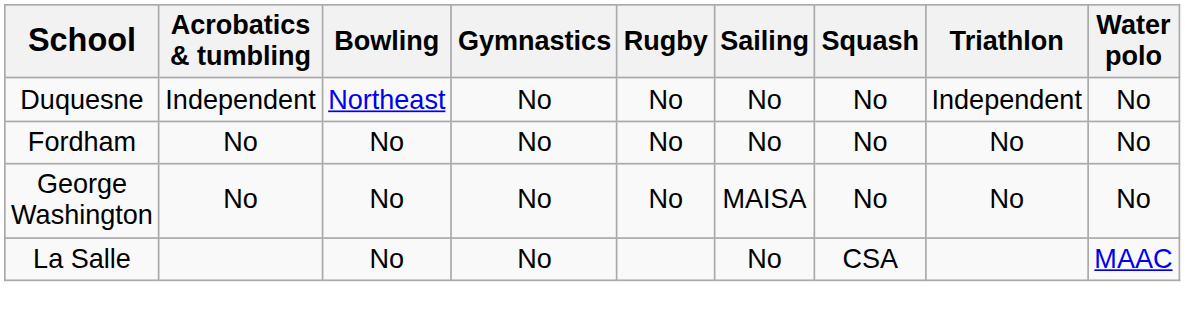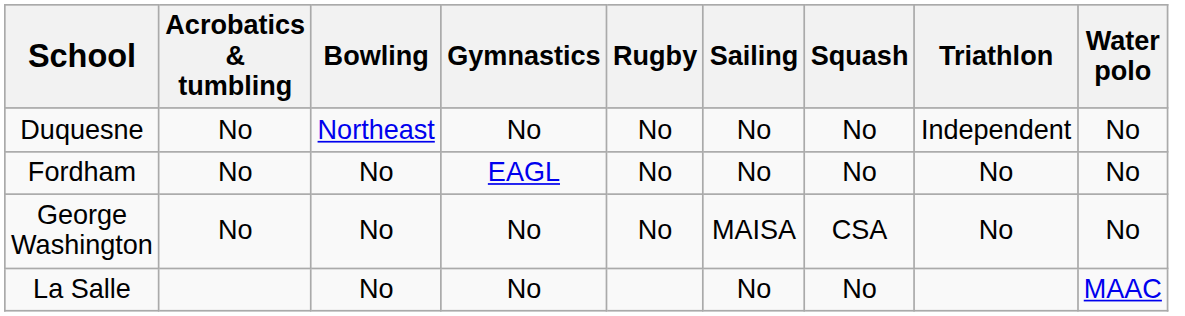(241, 99) Independent -> (235, 129) No
(535, 142) No -> (524, 172) EAGL
(870, 200) No -> (860, 230) CSA
(870, 258) CSA -> (860, 288) No
